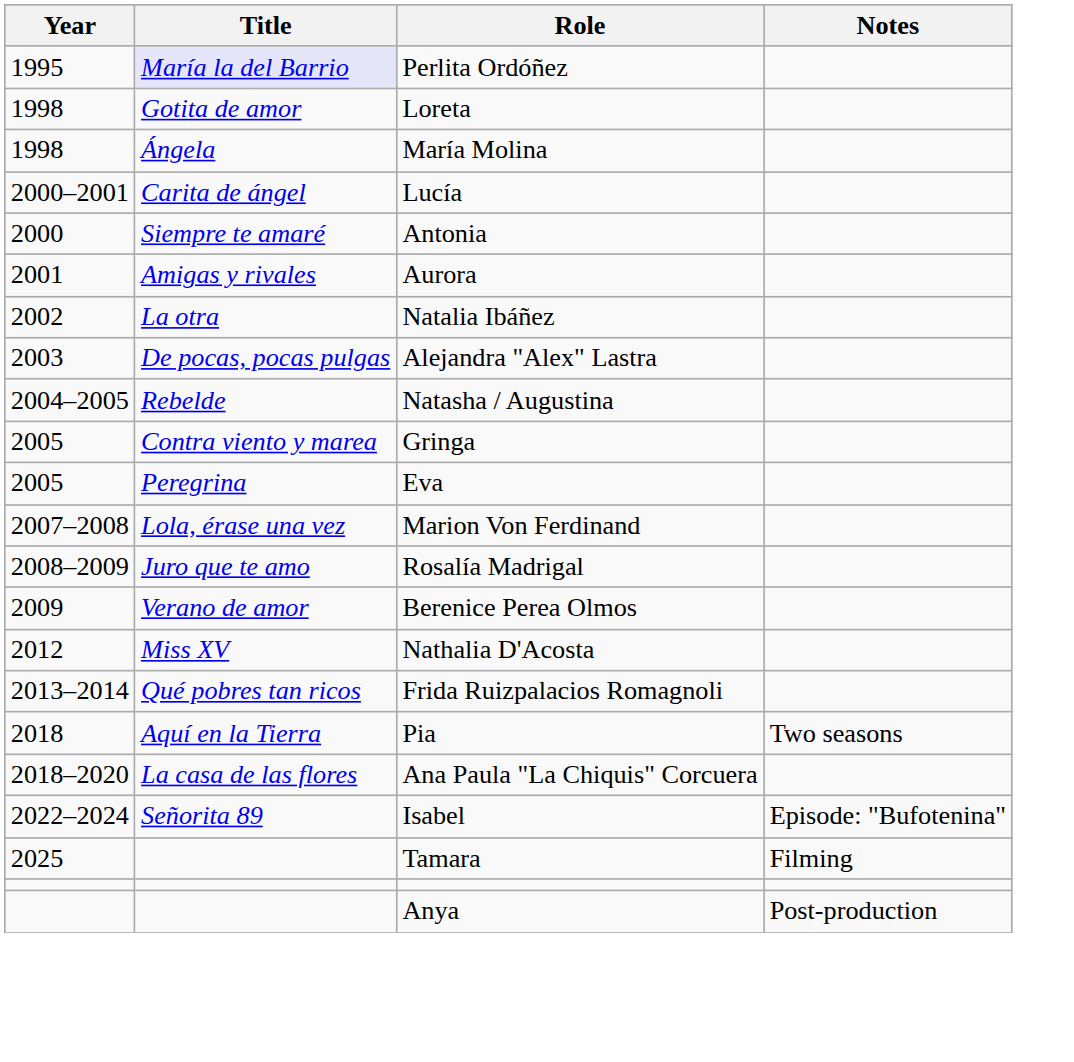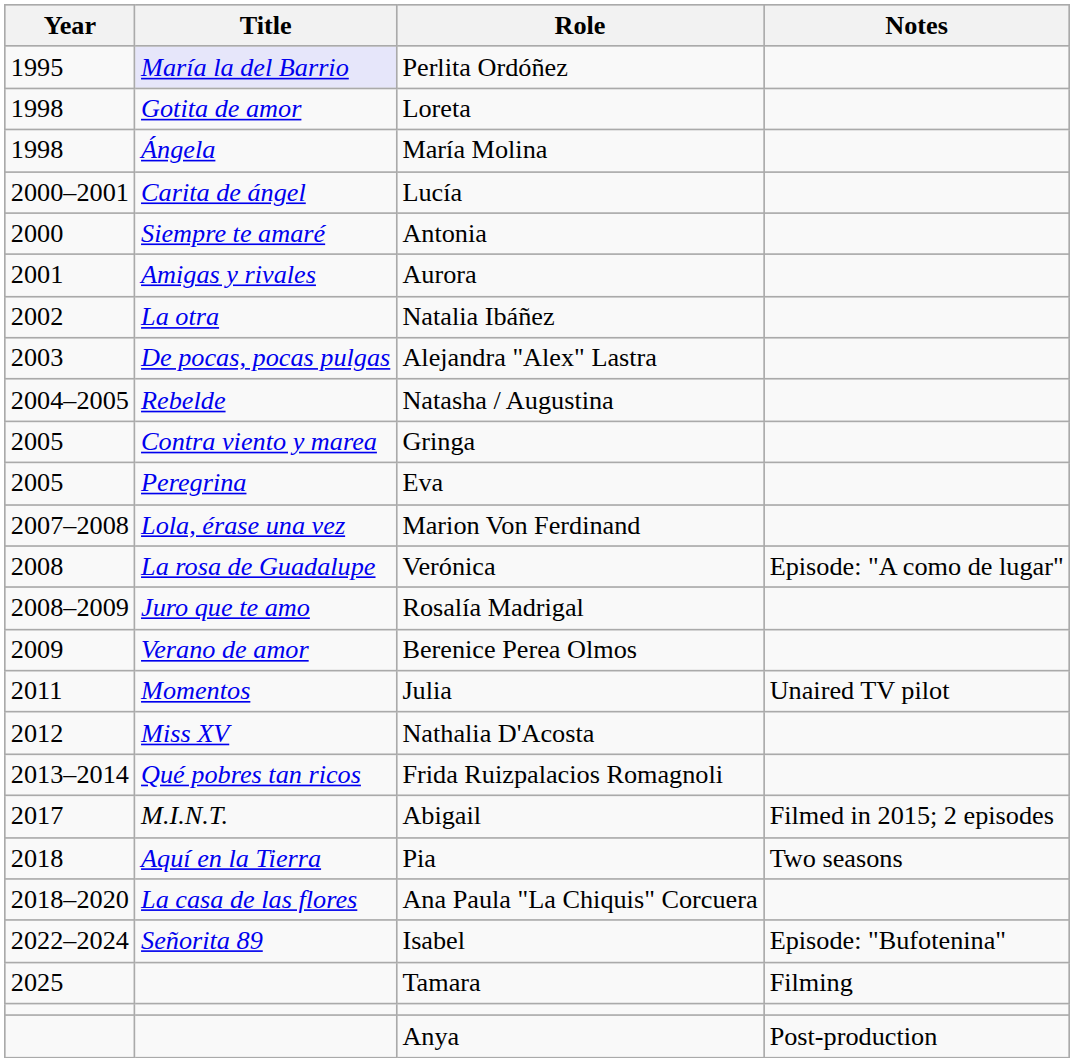+ row: (449, 566)
+ row: (427, 691)
+ row: (442, 815)
